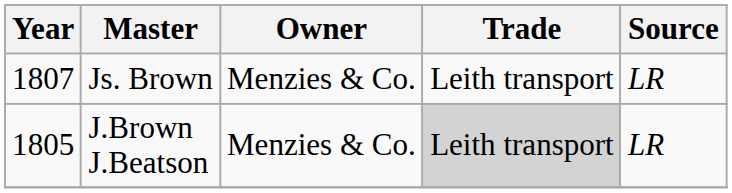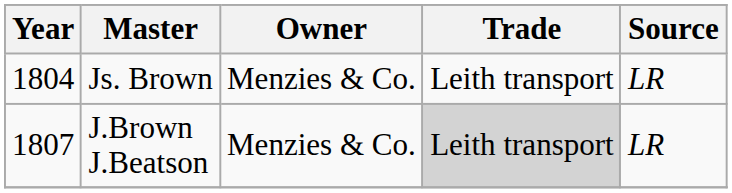(43, 78) 1807 -> (43, 78) 1804
(43, 145) 1805 -> (43, 145) 1807
